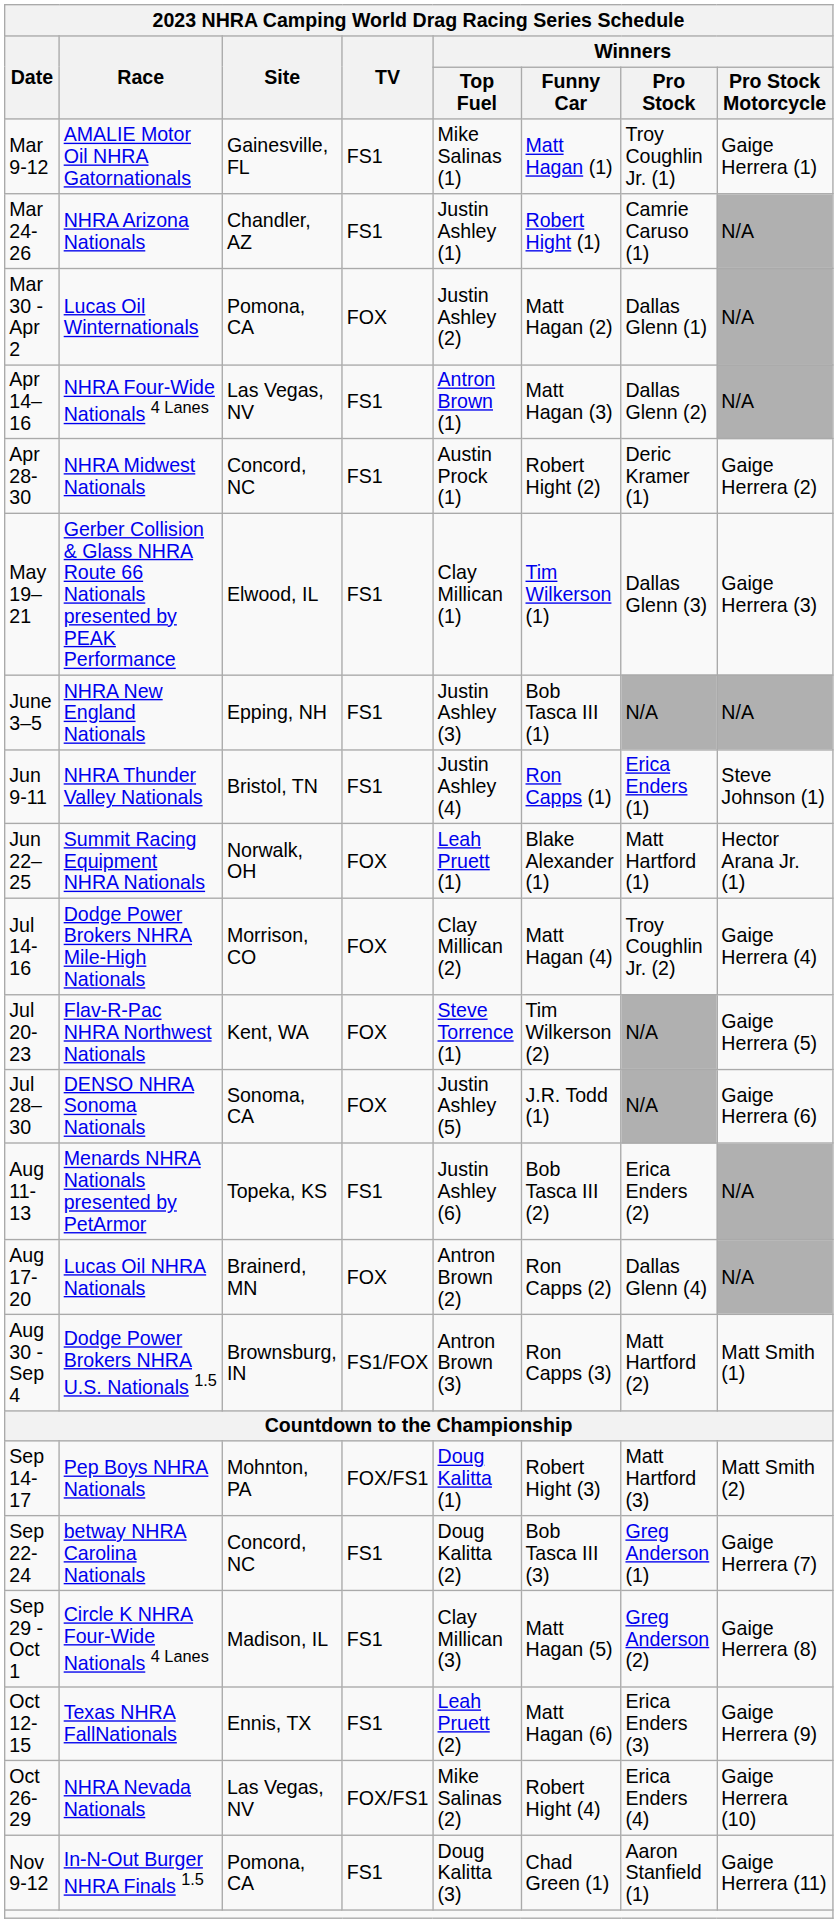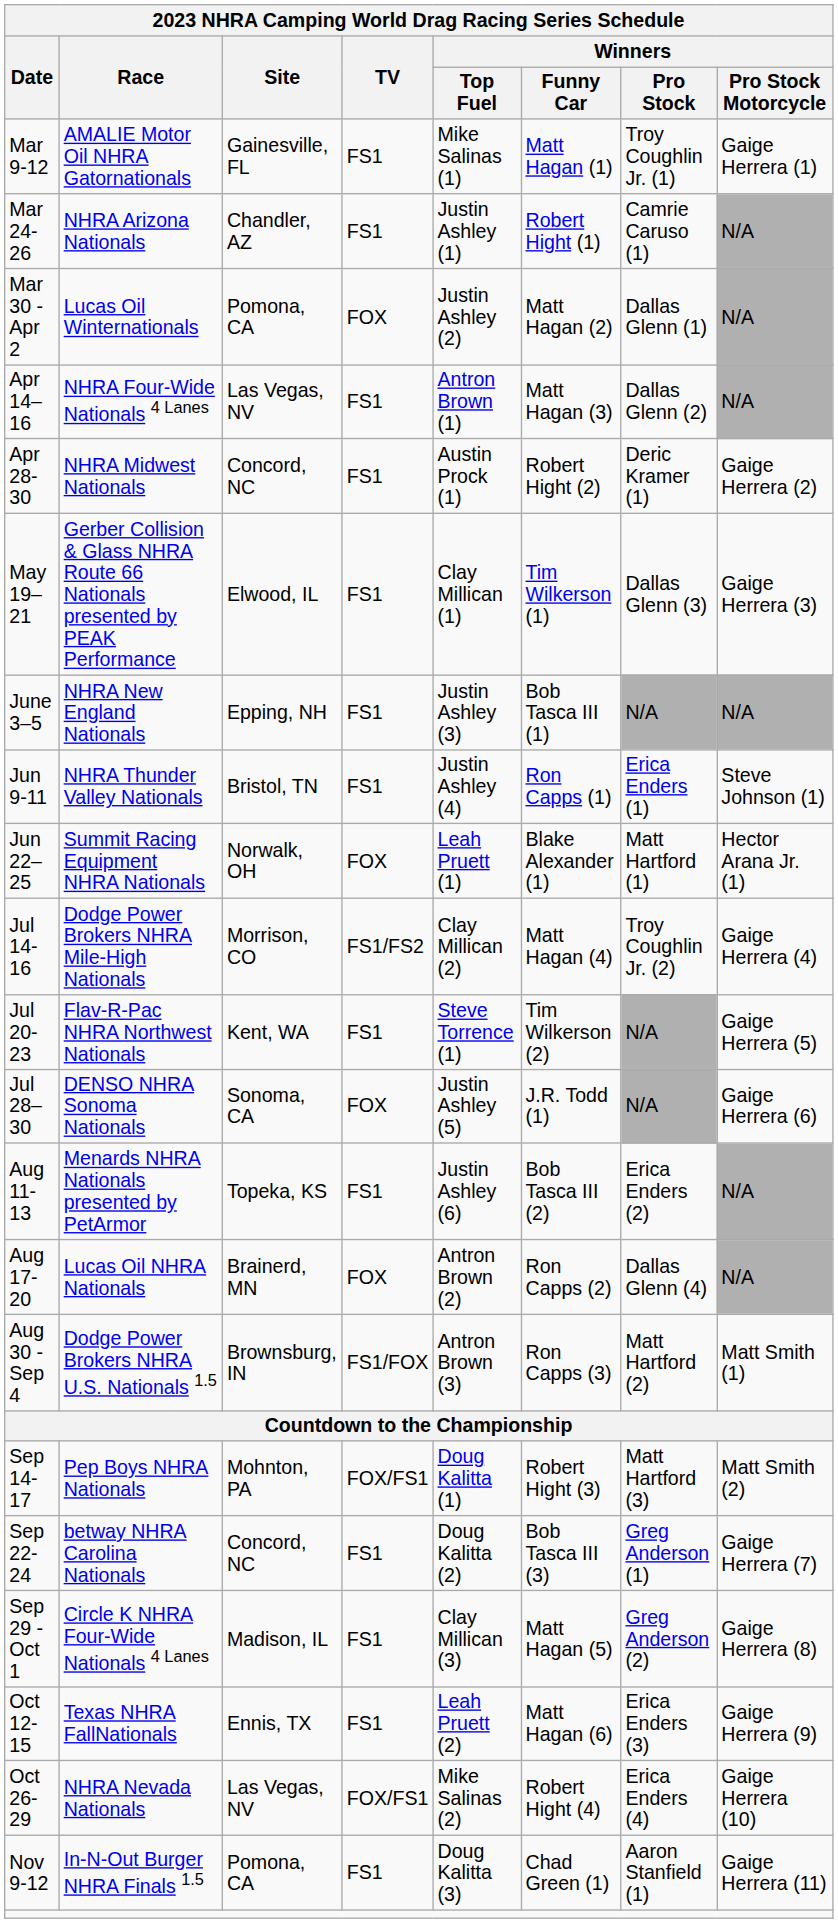(367, 947) FOX -> (385, 947) FS1/FS2
(367, 1032) FOX -> (365, 1032) FS1
